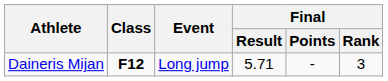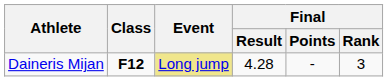(194, 65) no background -> (194, 65) khaki background
(259, 65) 5.71 -> (259, 65) 4.28
